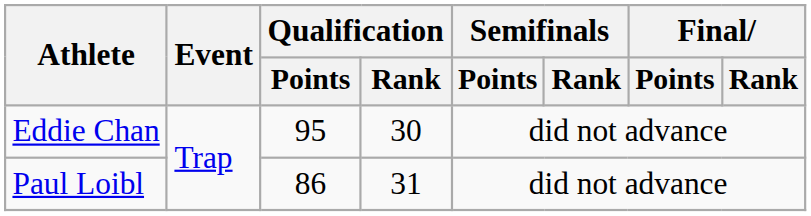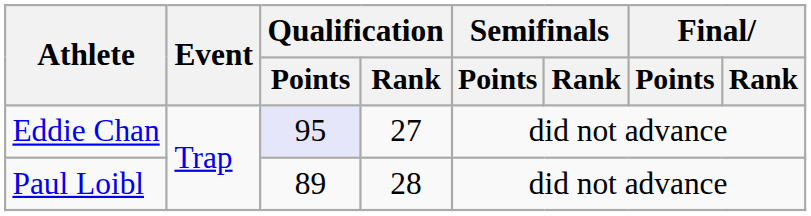(311, 131) no background -> (311, 131) lavender background
(406, 131) 30 -> (406, 131) 27
(311, 183) 86 -> (311, 183) 89
(406, 183) 31 -> (406, 183) 28
